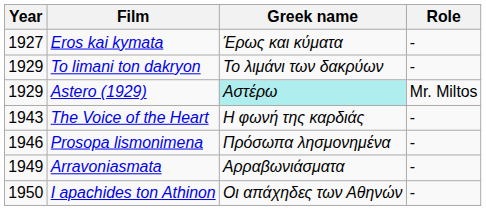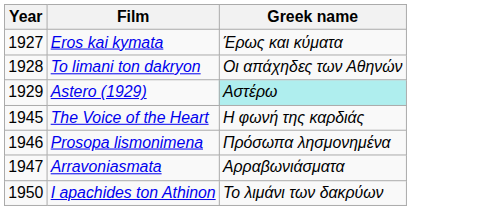- column: (444, 17)
(26, 67) 1929 -> (26, 67) 1928
(303, 67) Το λιμάνι των δακρύων -> (313, 67) Οι απάχηδες των Αθηνών
(26, 117) 1943 -> (26, 117) 1945
(26, 167) 1949 -> (26, 167) 1947
(313, 192) Οι απάχηδες των Αθηνών -> (303, 192) Το λιμάνι των δακρύων
